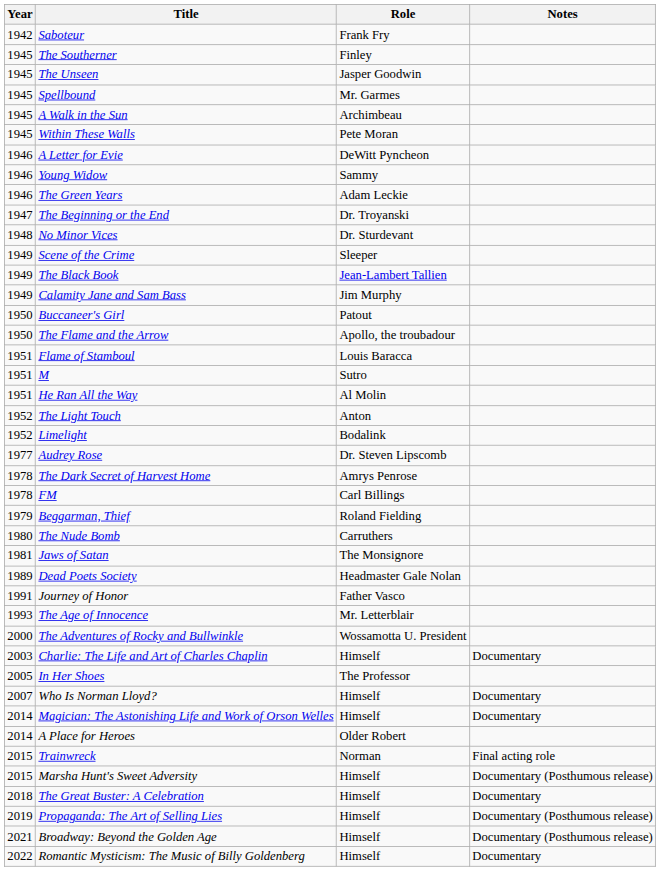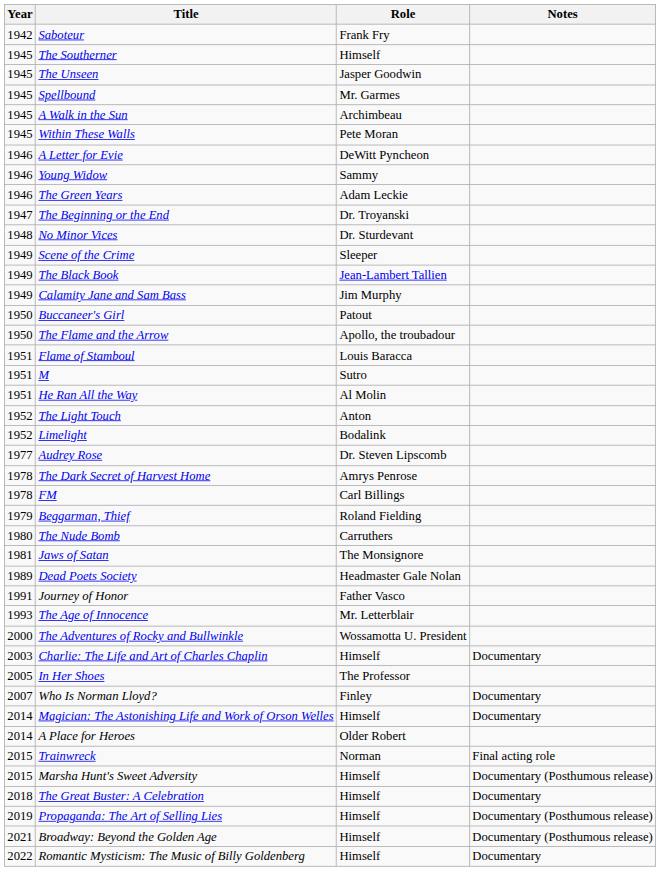(356, 54) Finley -> (360, 54) Himself
(360, 696) Himself -> (356, 696) Finley
